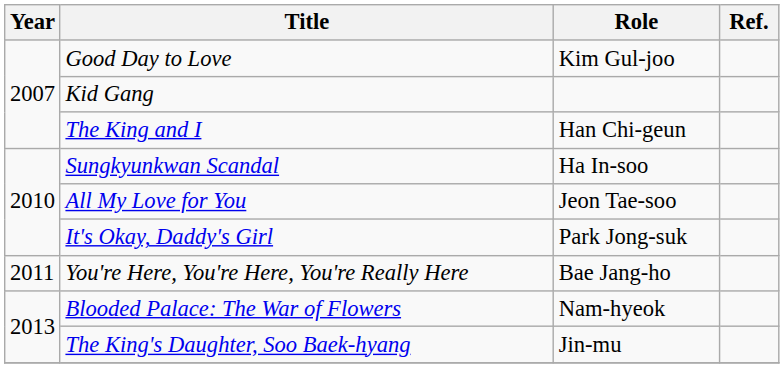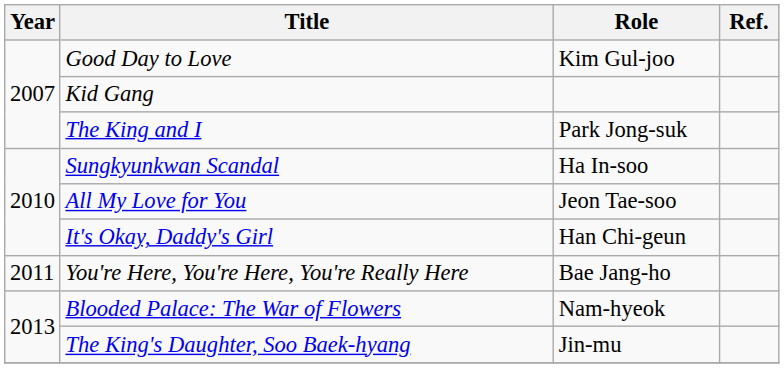(622, 129) Han Chi-geun -> (623, 129) Park Jong-suk
(623, 237) Park Jong-suk -> (622, 237) Han Chi-geun
